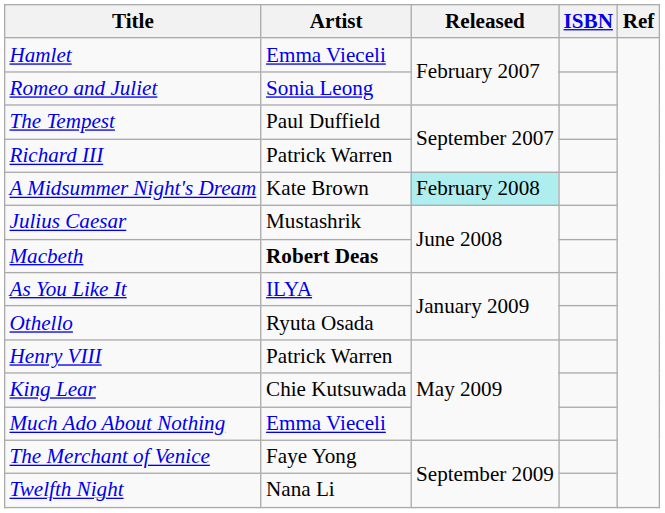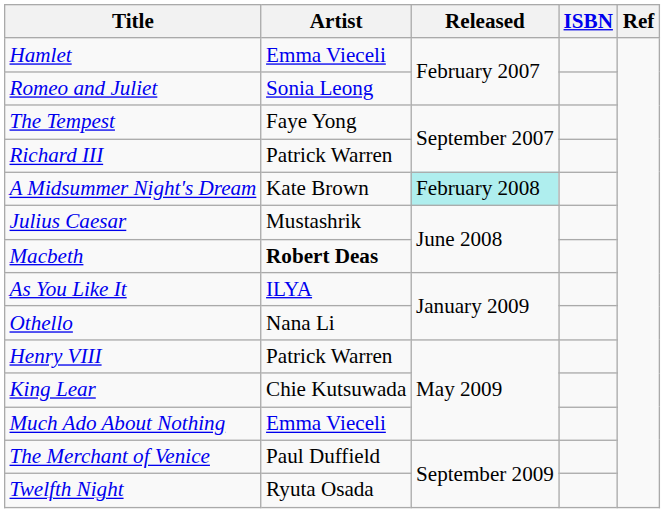(323, 121) Paul Duffield -> (311, 121) Faye Yong
(320, 322) Ryuta Osada -> (300, 322) Nana Li
(311, 456) Faye Yong -> (323, 456) Paul Duffield
(300, 490) Nana Li -> (320, 490) Ryuta Osada
